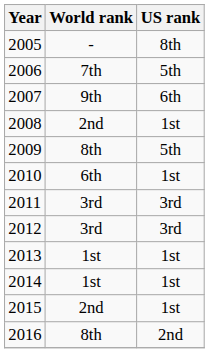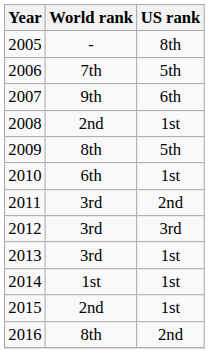(170, 202) 3rd -> (170, 202) 2nd
(91, 255) 1st -> (91, 255) 3rd
